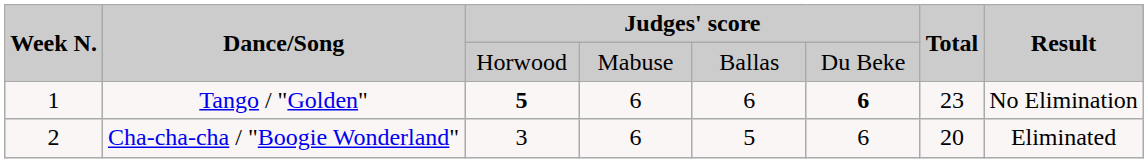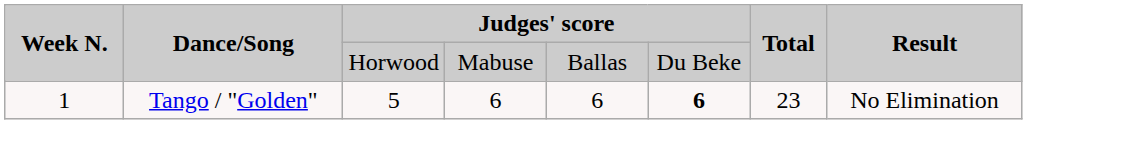(522, 99) bold -> (394, 99) normal
- row: (284, 137)
